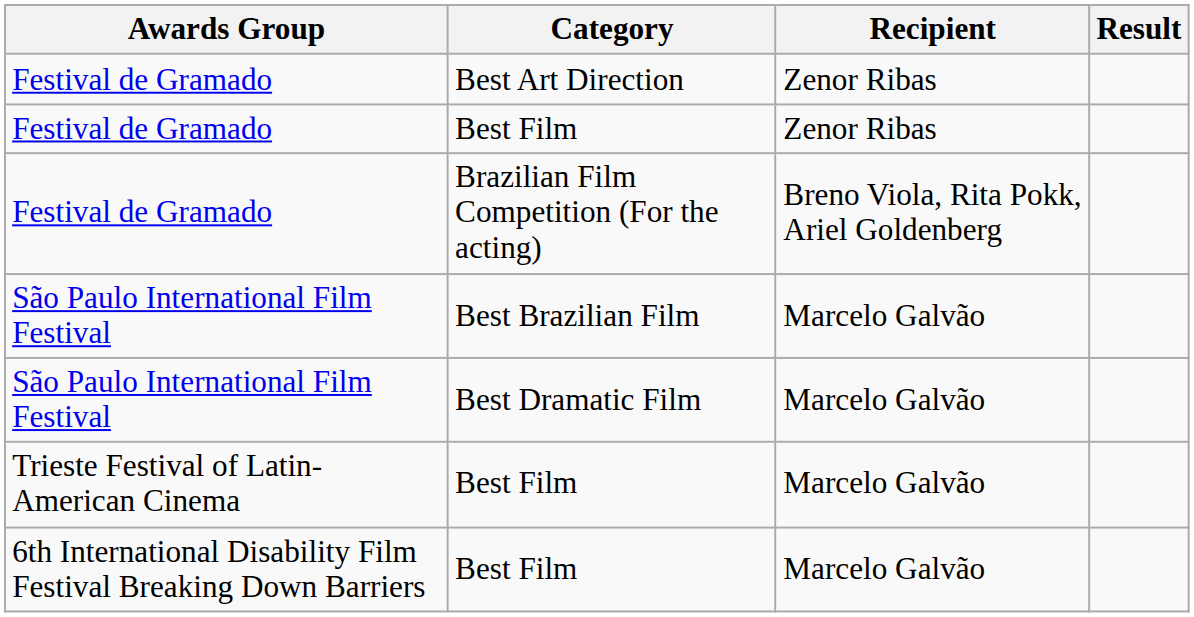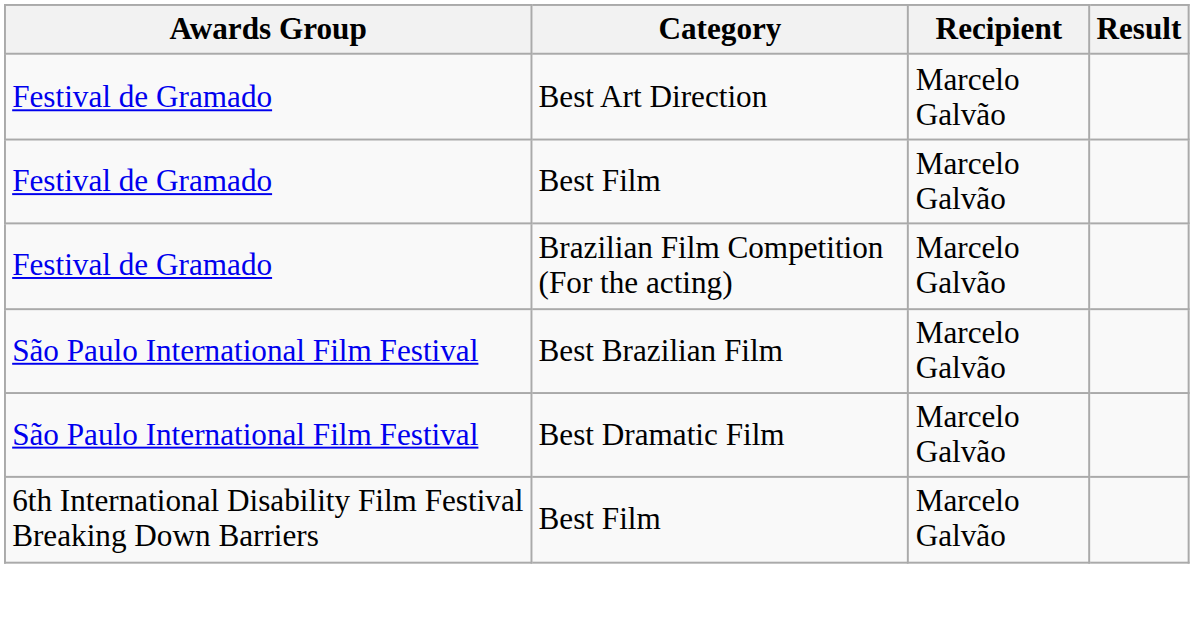(860, 78) Zenor Ribas -> (968, 96) Marcelo Galvão
(860, 128) Zenor Ribas -> (968, 180) Marcelo Galvão
(933, 212) Breno Viola, Rita Pokk, Ariel Goldenberg -> (968, 265) Marcelo Galvão
- row: (167, 484)
